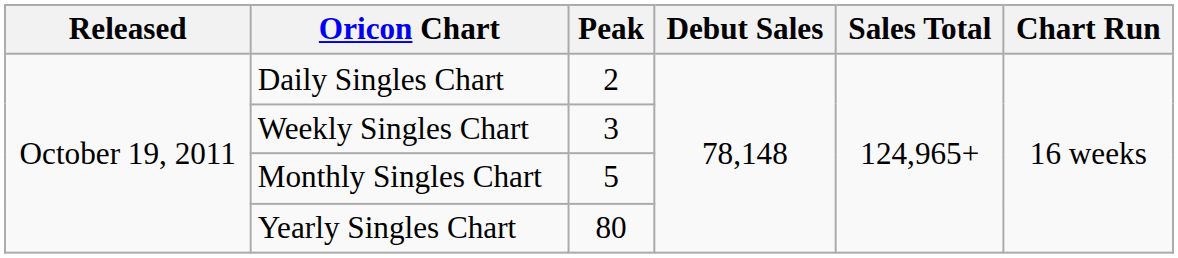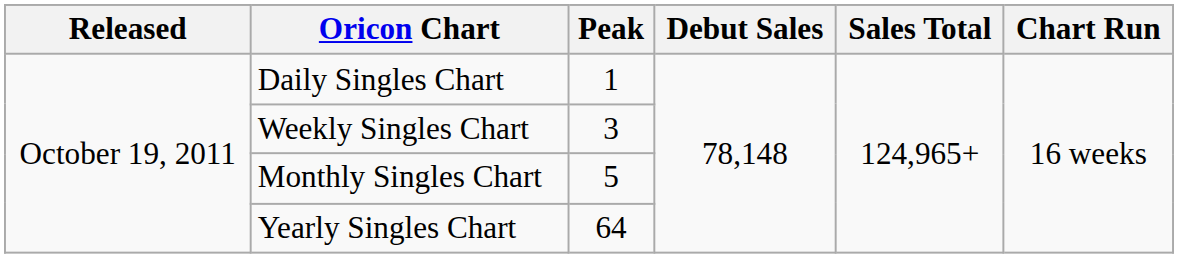(611, 78) 2 -> (611, 78) 1
(611, 227) 80 -> (611, 227) 64
